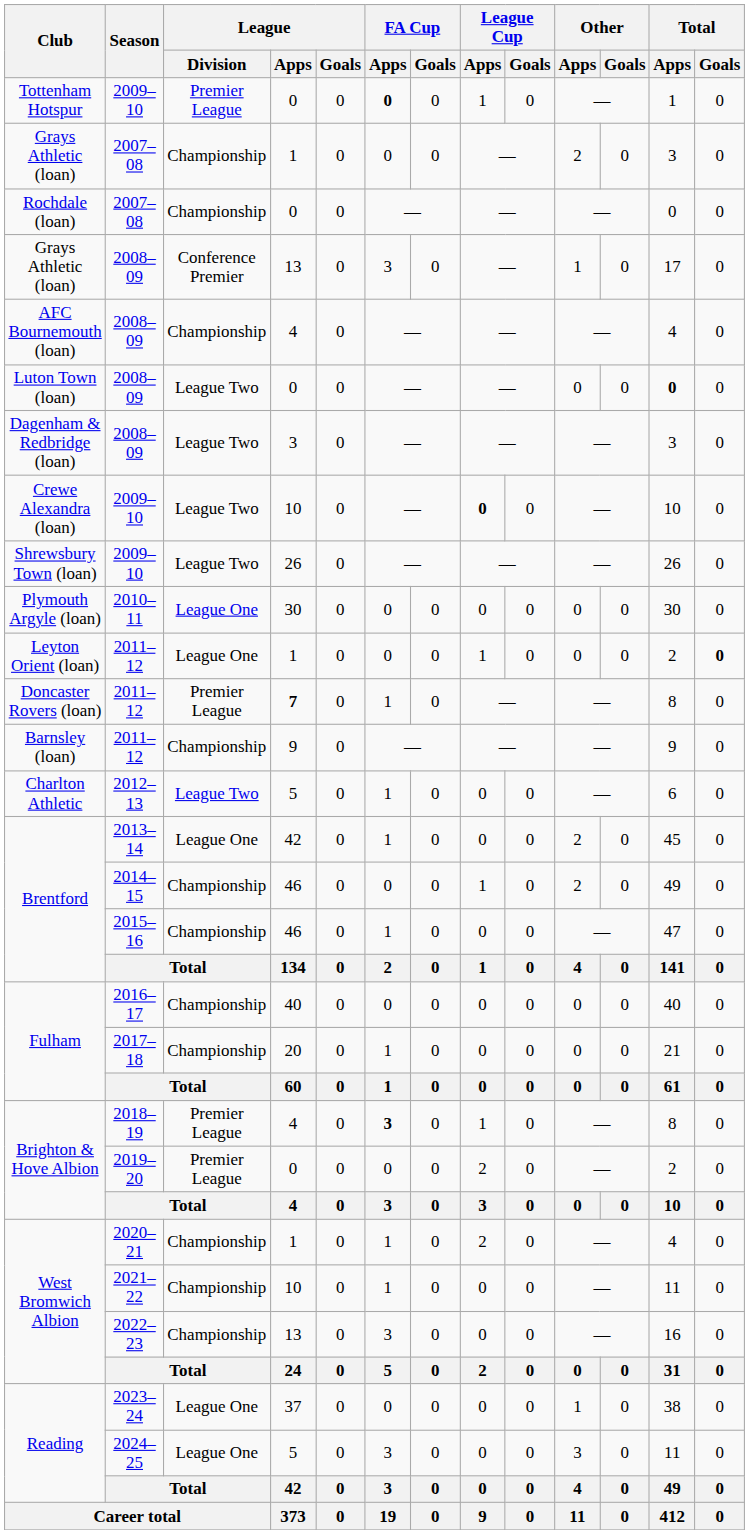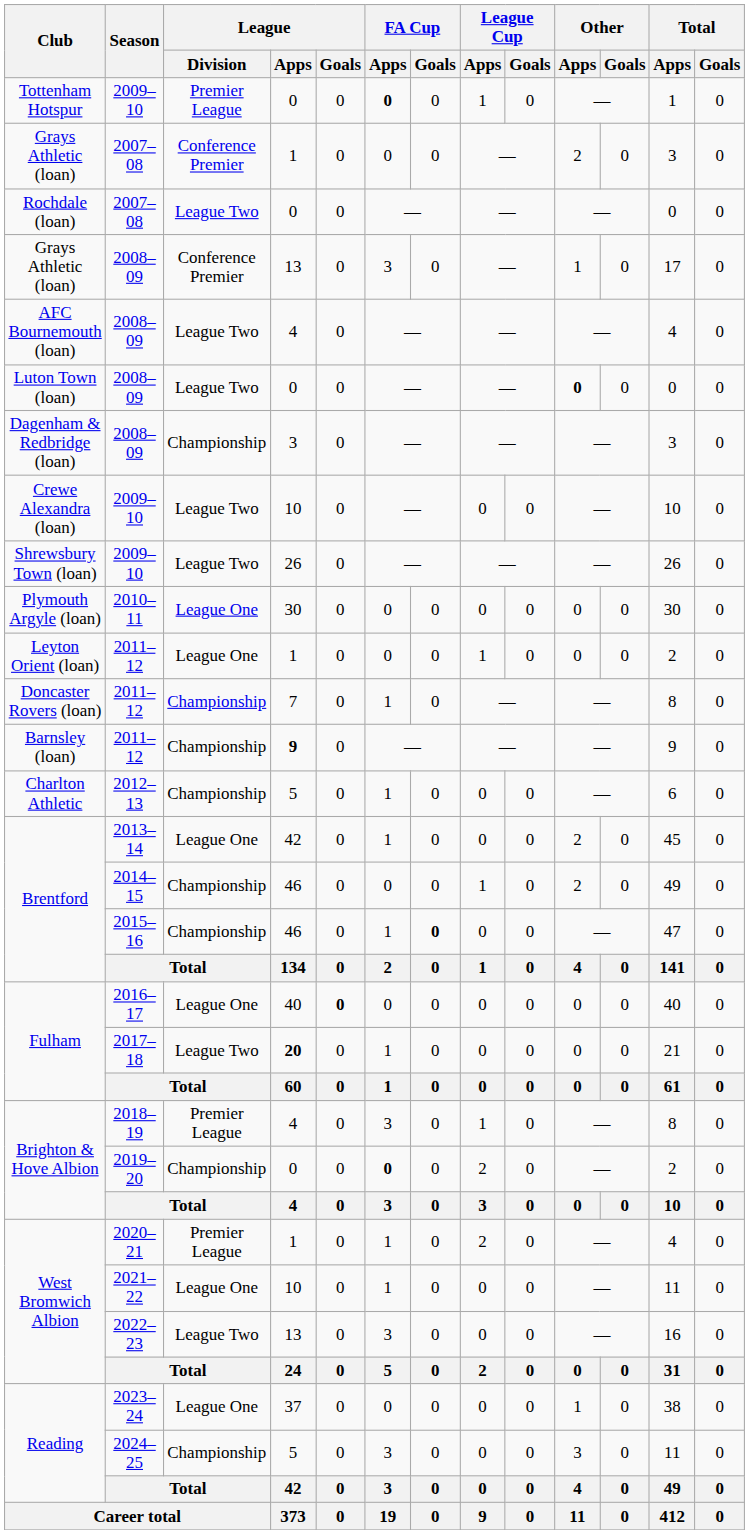(217, 155) Championship -> (217, 155) Conference Premier
(217, 211) Championship -> (217, 211) League Two
(217, 331) Championship -> (217, 331) League Two
(577, 387) normal -> (577, 387) bold
(672, 387) bold -> (672, 387) normal
(217, 443) League Two -> (217, 443) Championship
(483, 508) bold -> (483, 508) normal
(720, 655) bold -> (720, 655) normal
(217, 701) Premier League -> (217, 701) Championship
(293, 701) bold -> (293, 701) normal
(293, 747) normal -> (293, 747) bold
(217, 793) League Two -> (217, 793) Championship
(435, 931) normal -> (435, 931) bold
(217, 1004) Championship -> (217, 1004) League One
(340, 1004) normal -> (340, 1004) bold
(217, 1050) Championship -> (217, 1050) League Two
(293, 1050) normal -> (293, 1050) bold
(388, 1123) bold -> (388, 1123) normal
(217, 1169) Premier League -> (217, 1169) Championship
(388, 1169) normal -> (388, 1169) bold
(217, 1241) Championship -> (217, 1241) Premier League
(217, 1287) Championship -> (217, 1287) League One
(217, 1333) Championship -> (217, 1333) League Two
(217, 1452) League One -> (217, 1452) Championship
